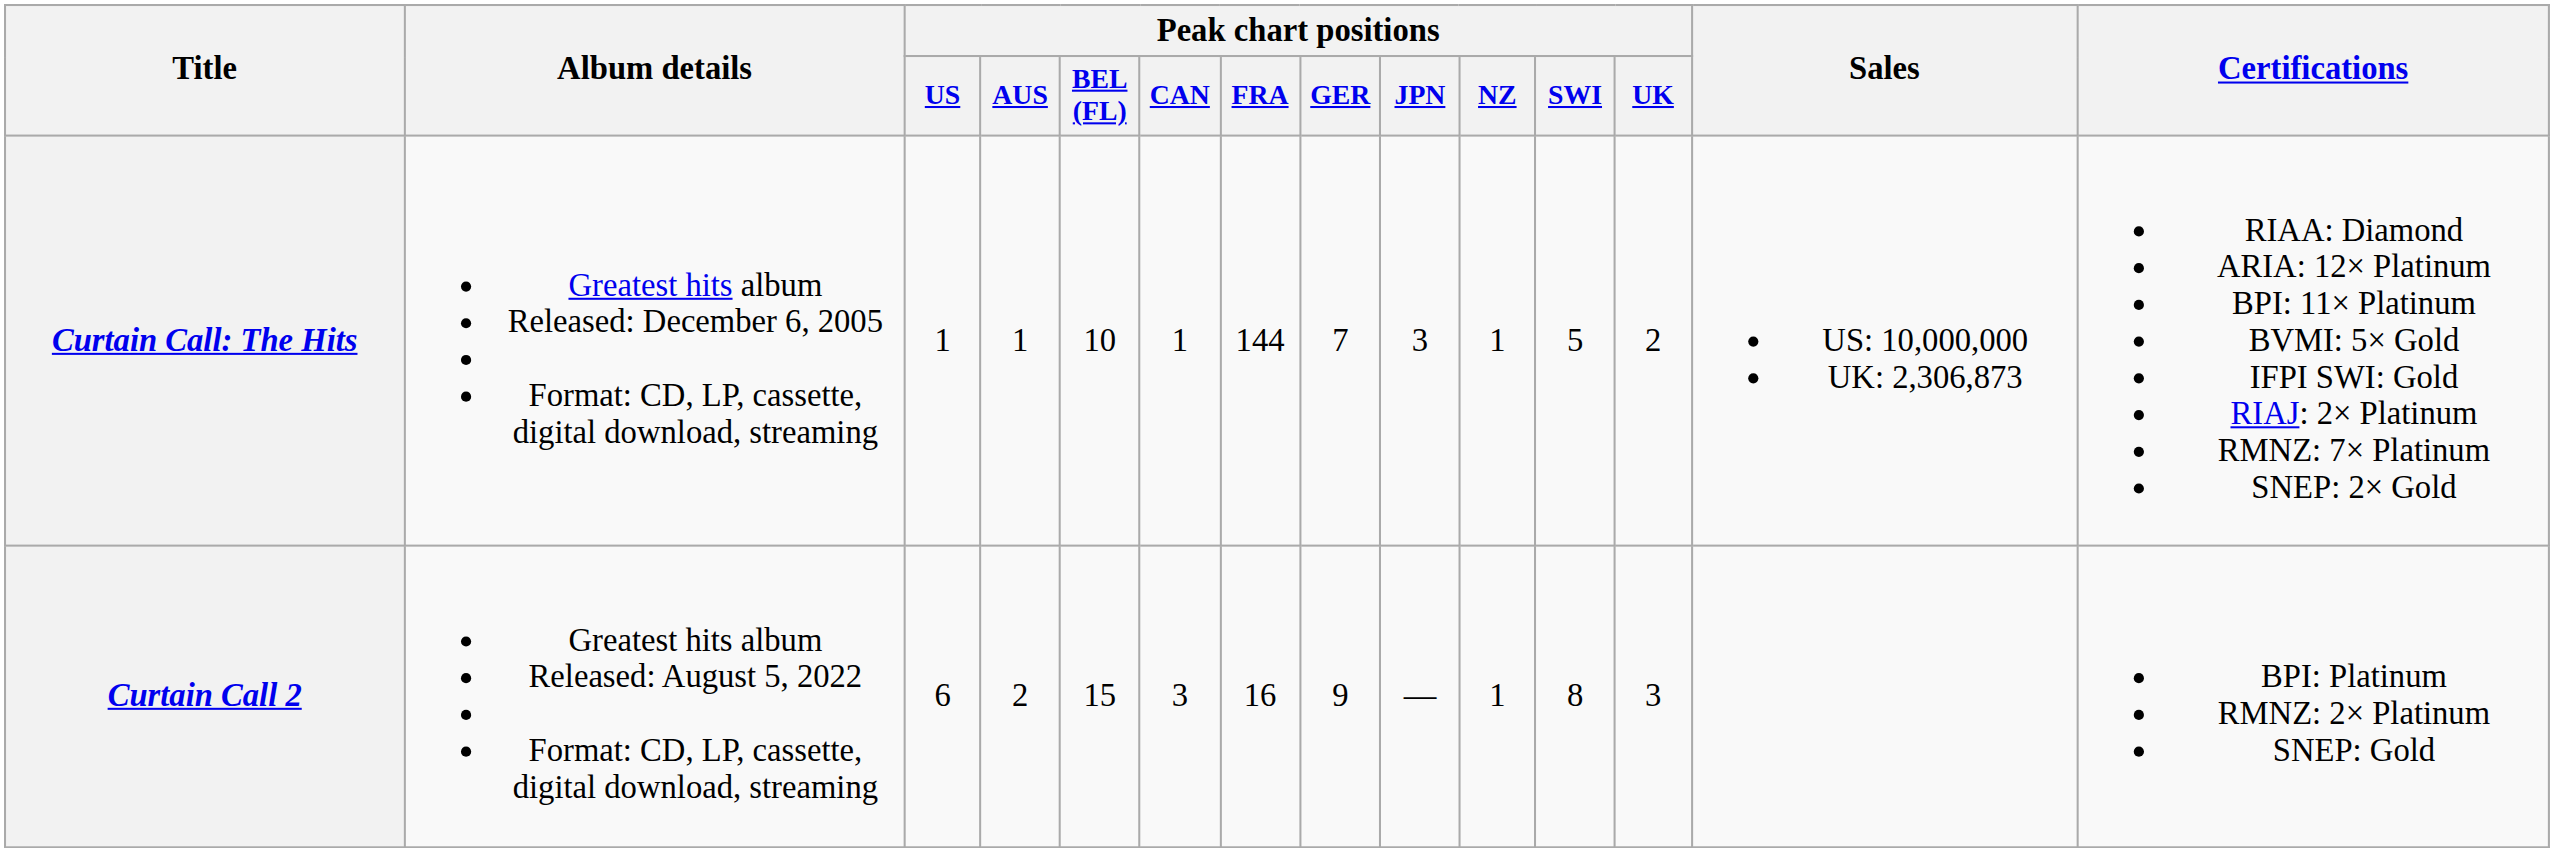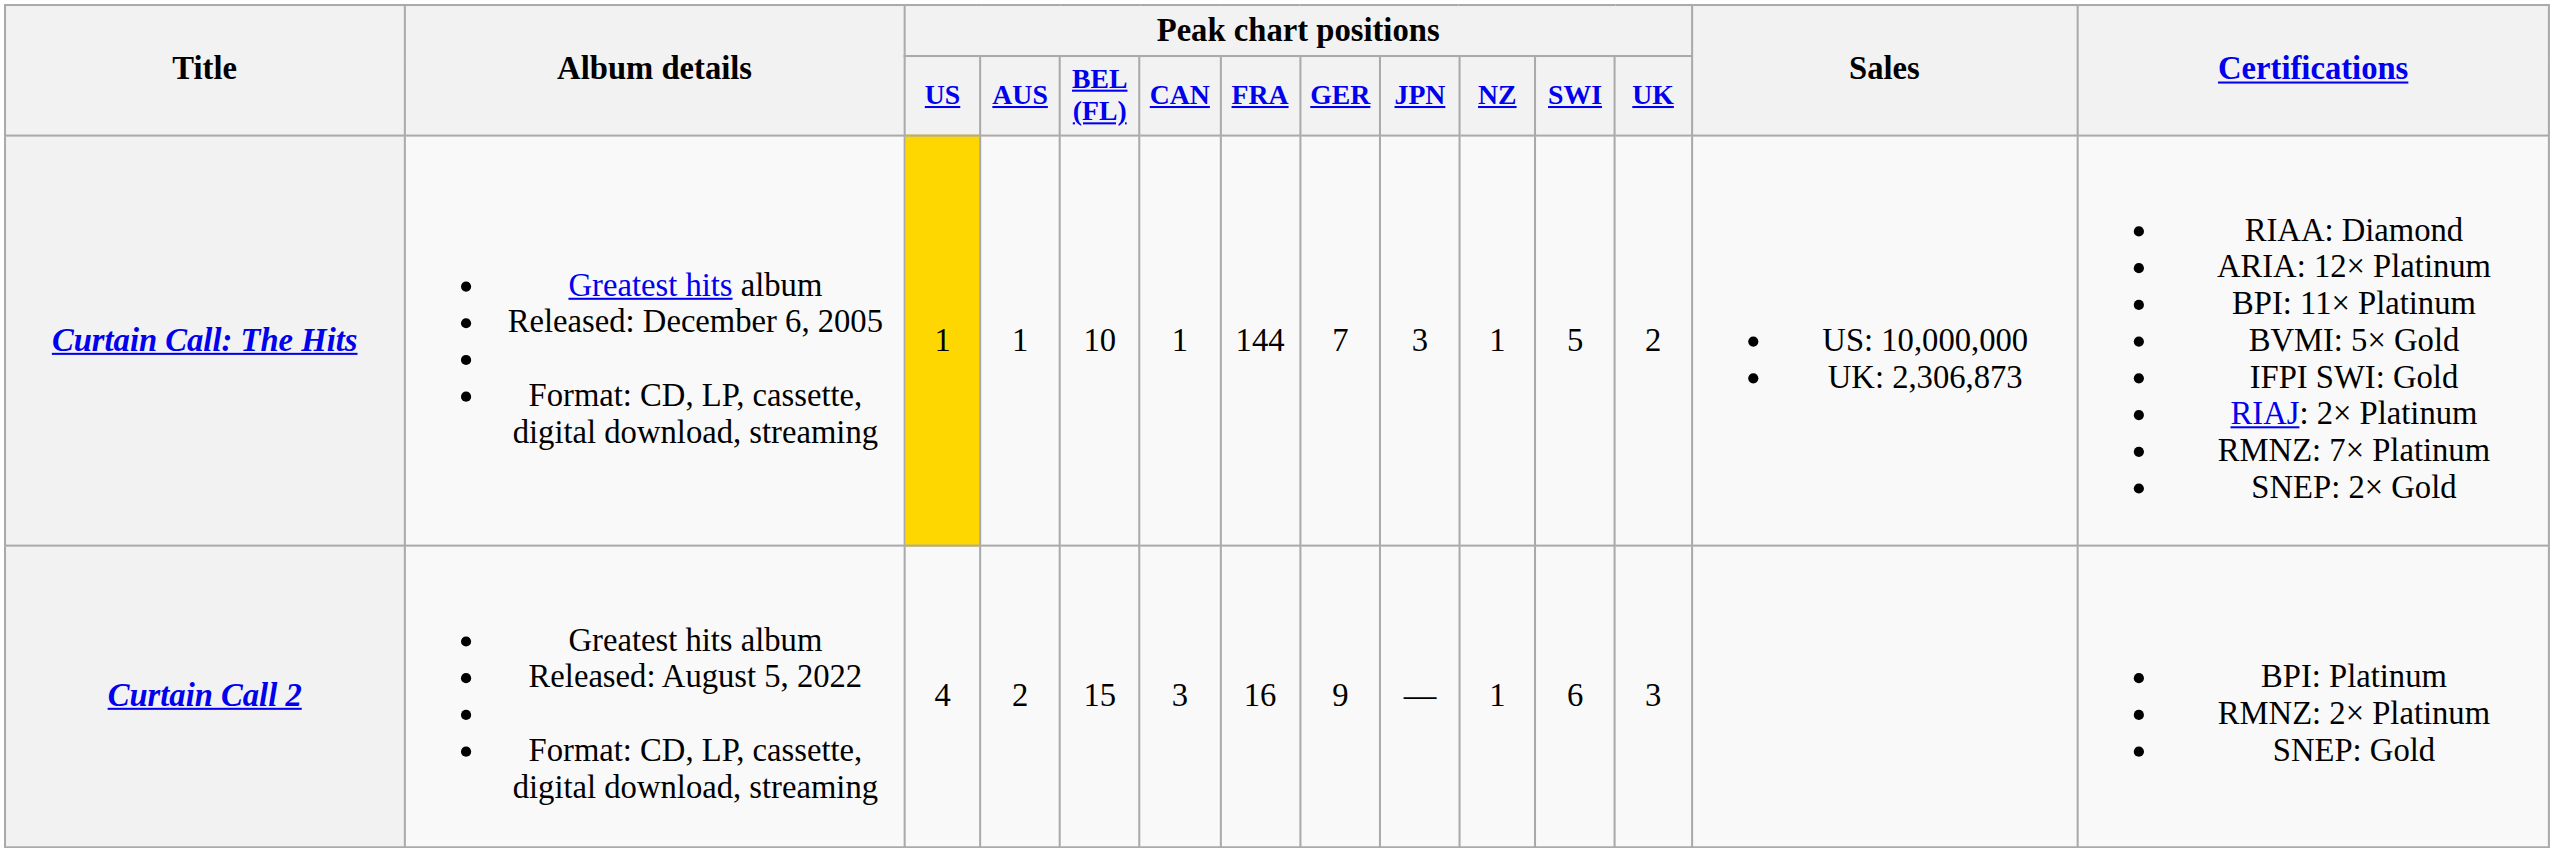(943, 340) no background -> (943, 340) gold background
(943, 695) 6 -> (943, 695) 4
(1575, 695) 8 -> (1575, 695) 6
